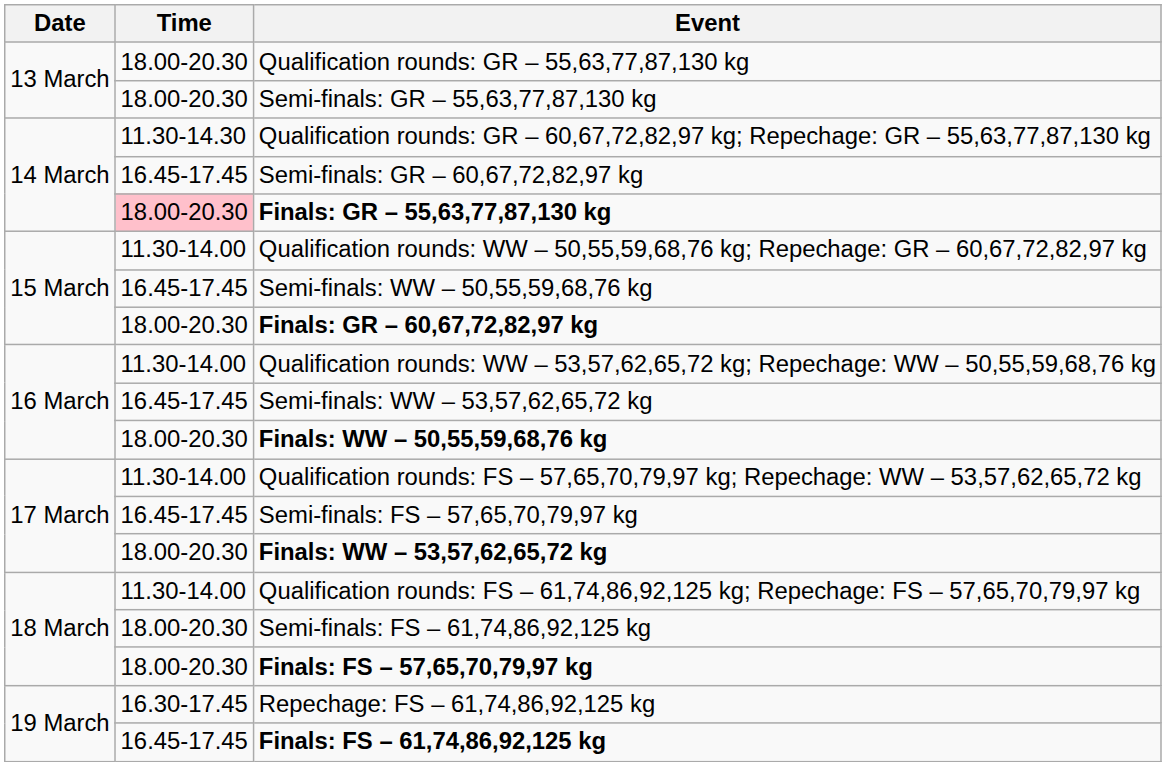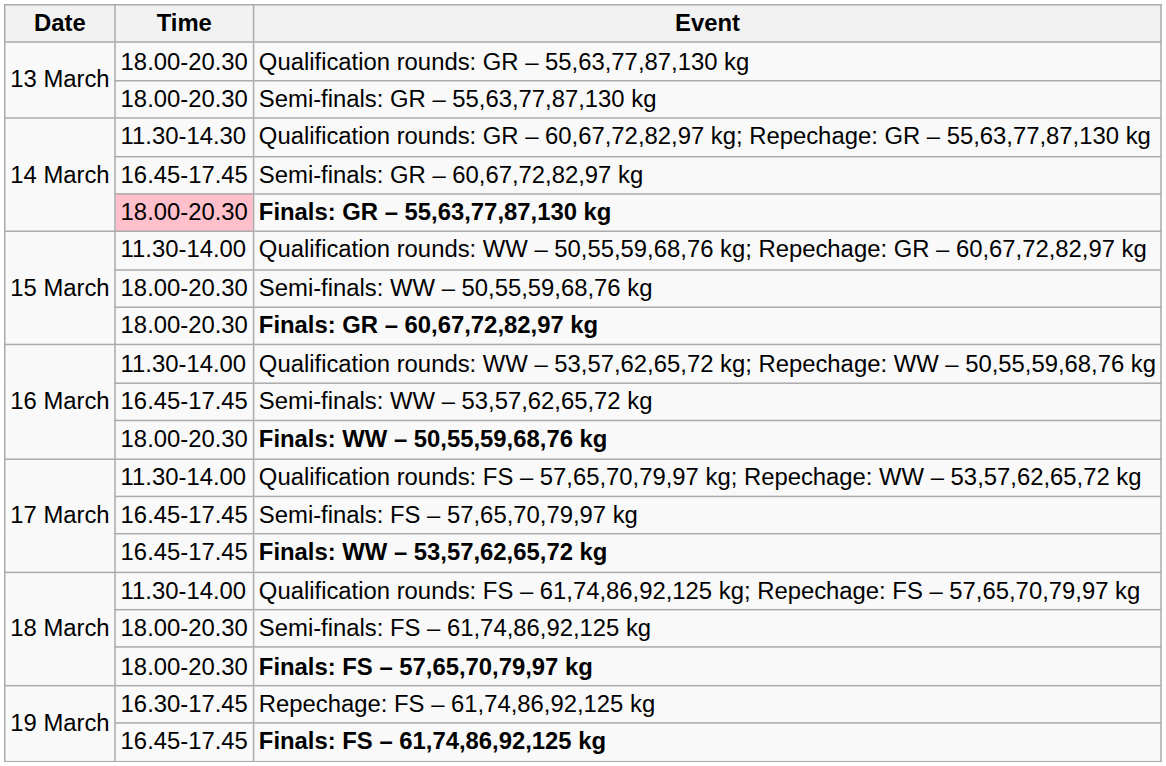(184, 288) 16.45-17.45 -> (184, 288) 18.00-20.30
(184, 552) 18.00-20.30 -> (184, 552) 16.45-17.45
